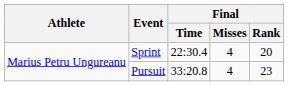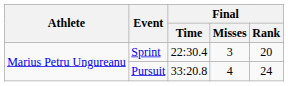(230, 52) 4 -> (230, 52) 3
(266, 71) 23 -> (266, 71) 24
